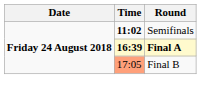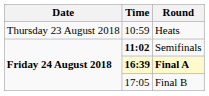+ row: (167, 30)
(129, 64) lightsalmon background -> (137, 82) no background
